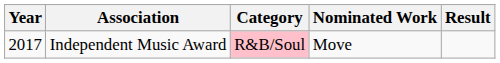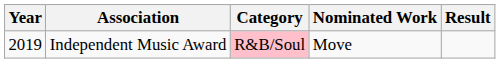(25, 44) 2017 -> (25, 44) 2019
